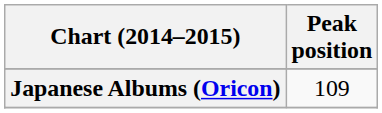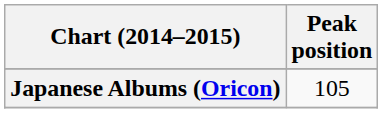(332, 88) 109 -> (332, 88) 105
